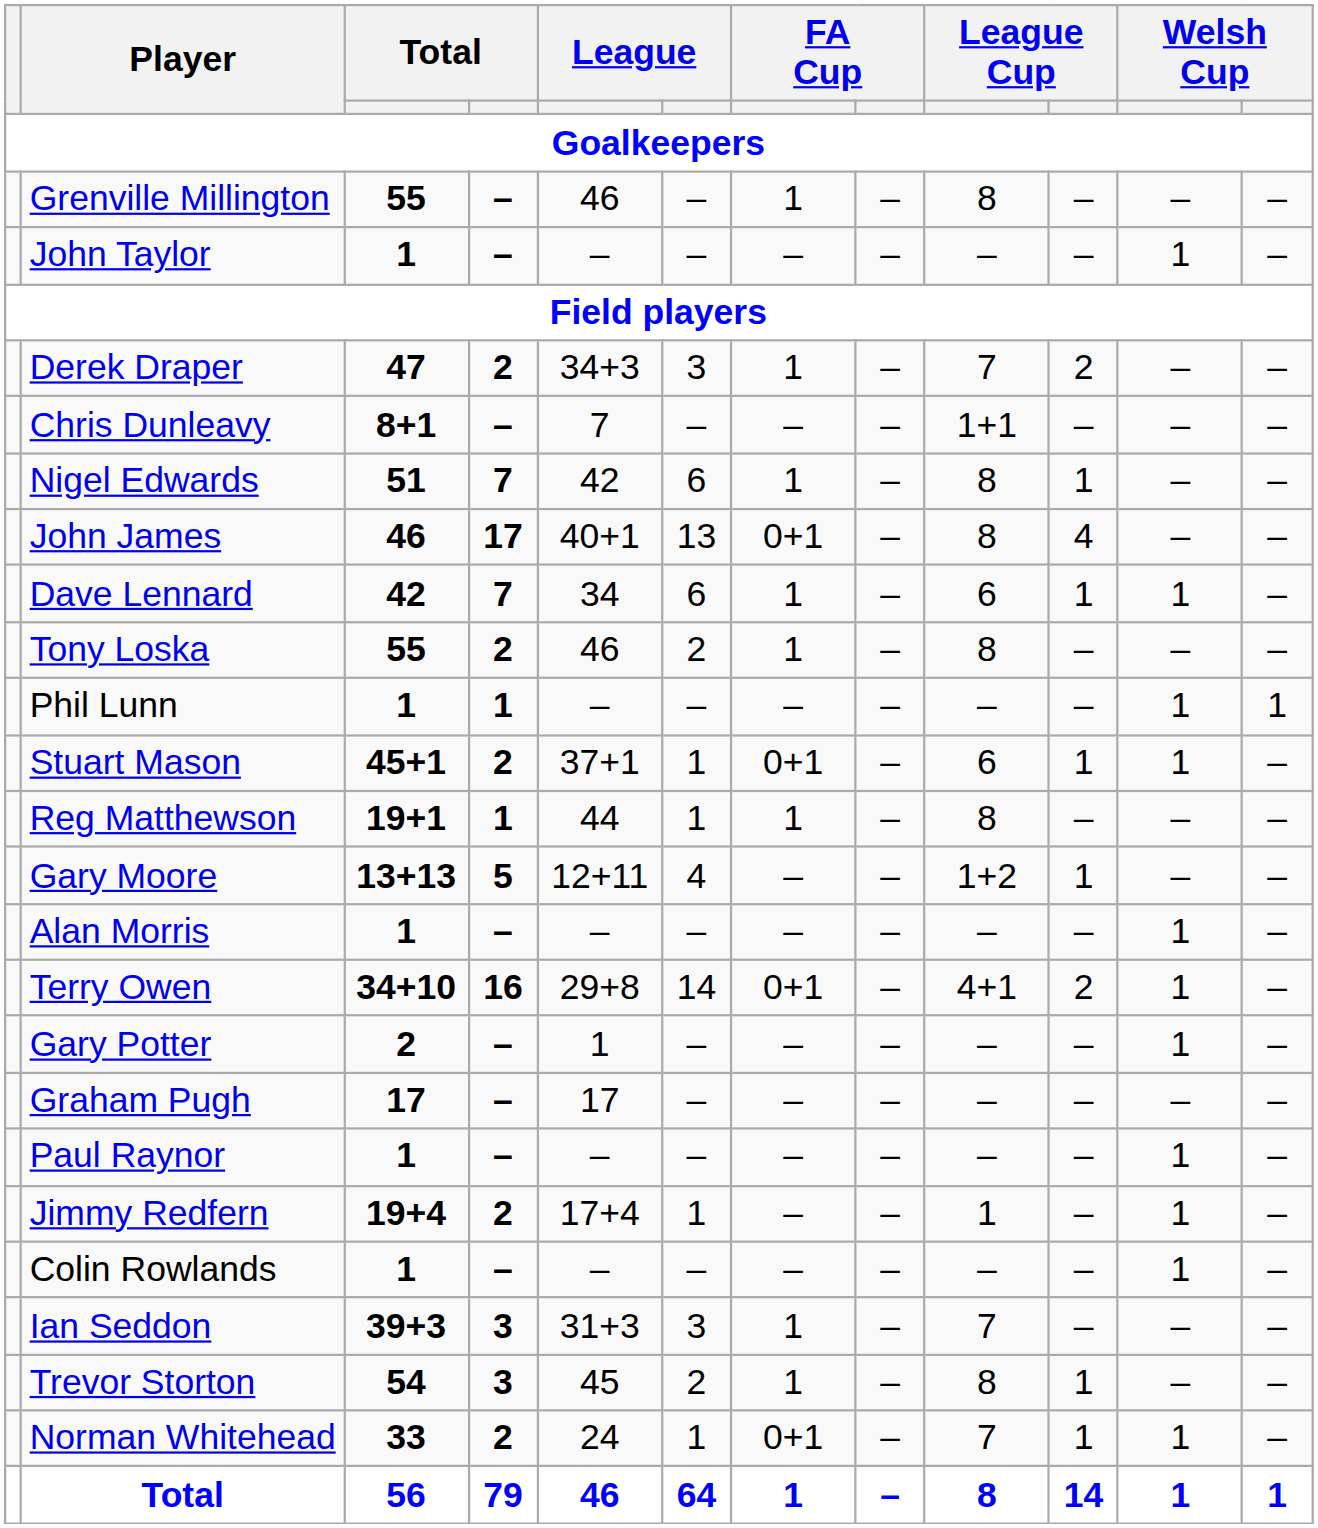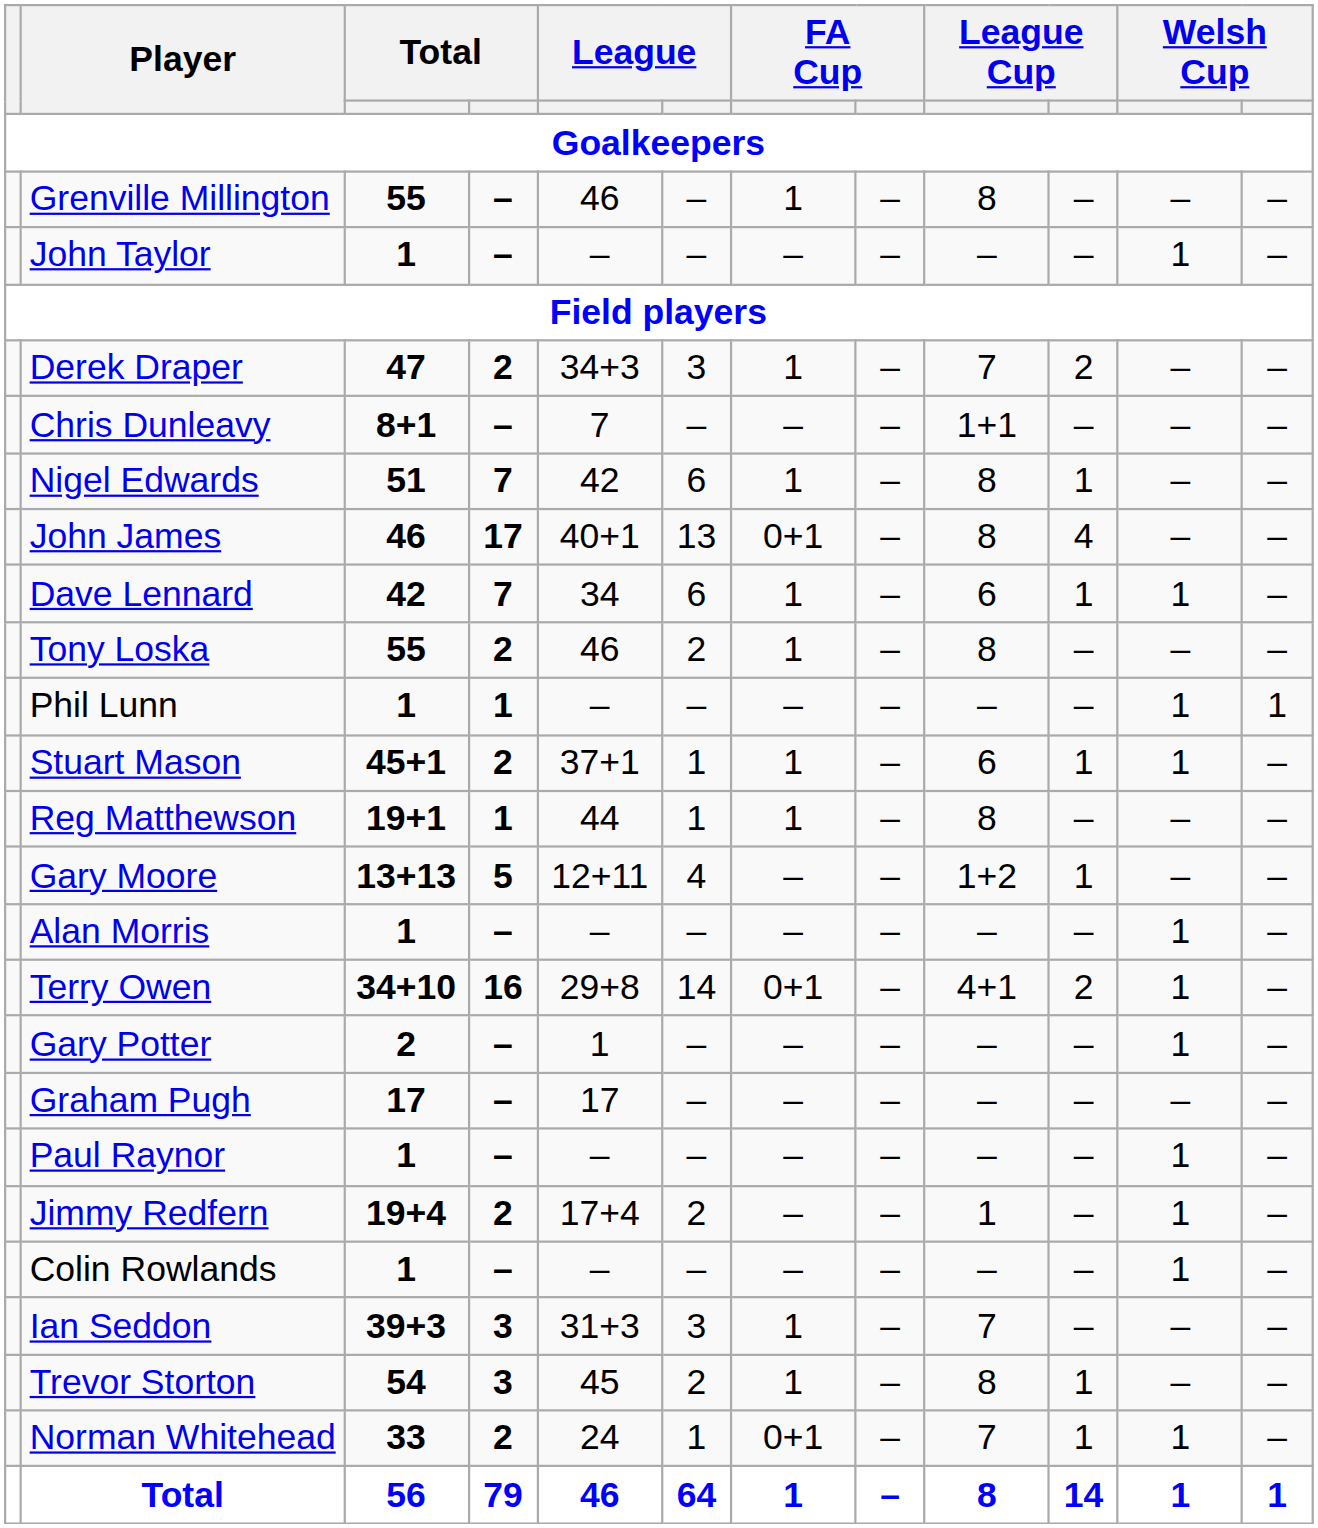(793, 762) 0+1 -> (793, 762) 1
(696, 1212) 1 -> (696, 1212) 2
